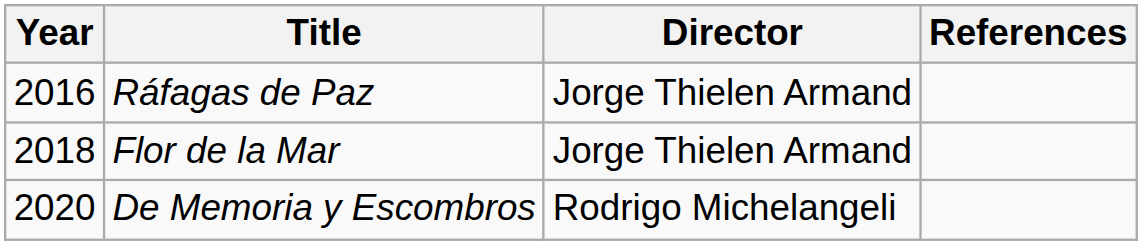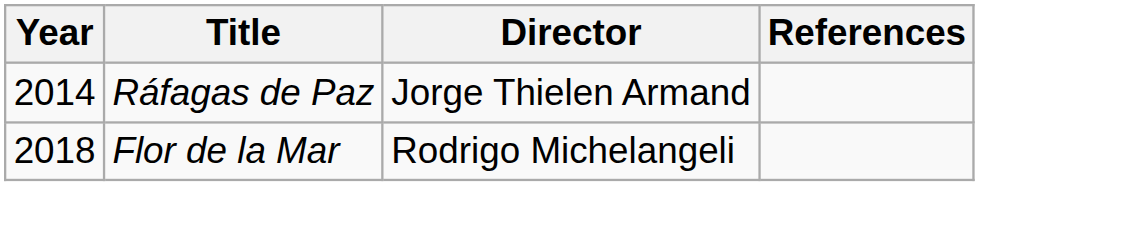(55, 92) 2016 -> (55, 92) 2014
(732, 150) Jorge Thielen Armand -> (563, 150) Rodrigo Michelangeli
- row: (324, 208)
